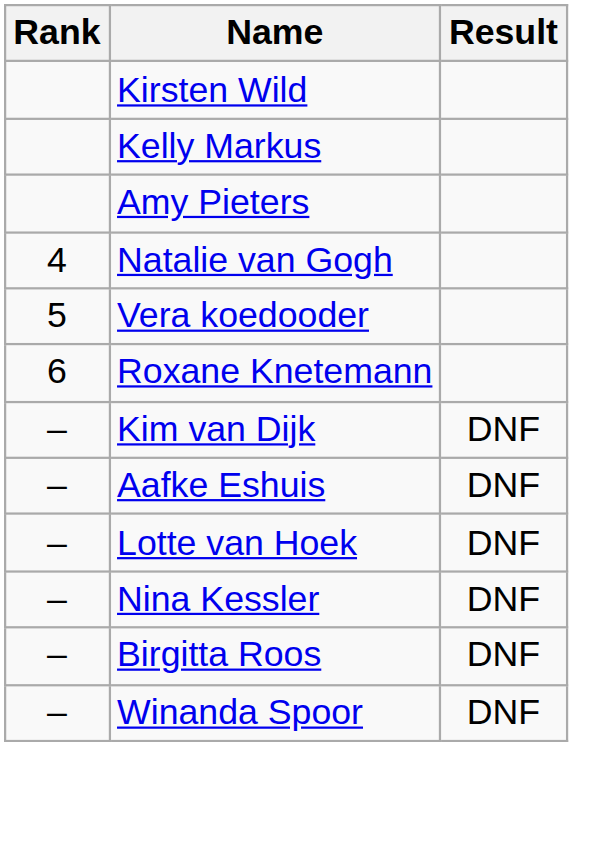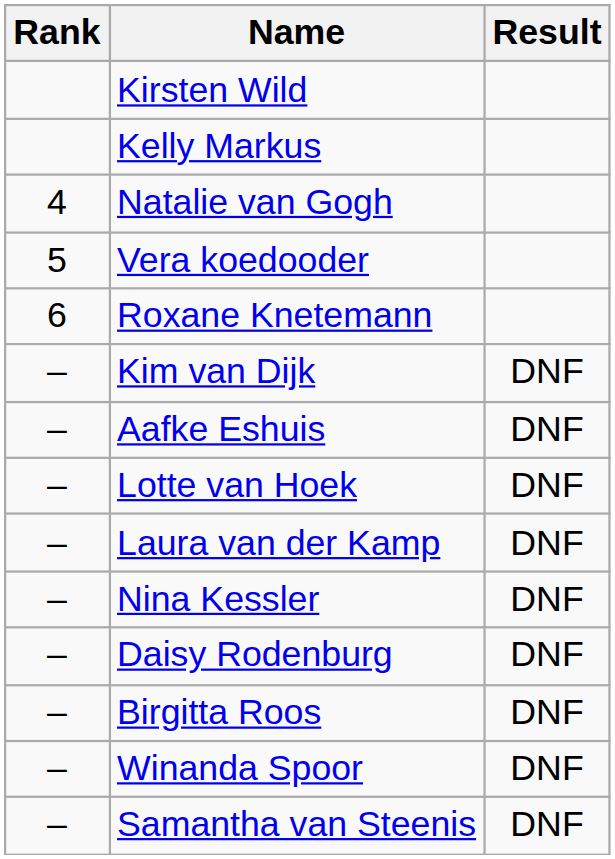- row: (213, 202)
+ row: (279, 542)
+ row: (255, 655)
+ row: (297, 825)
